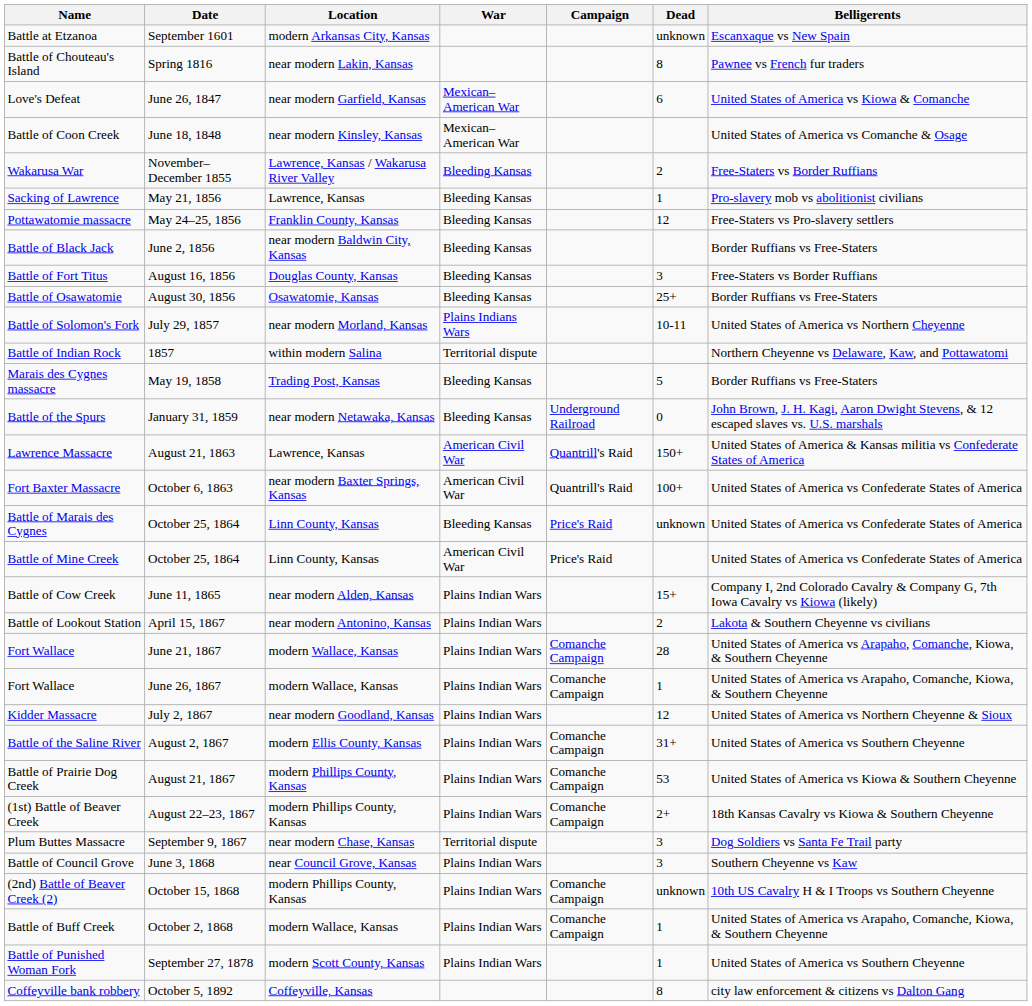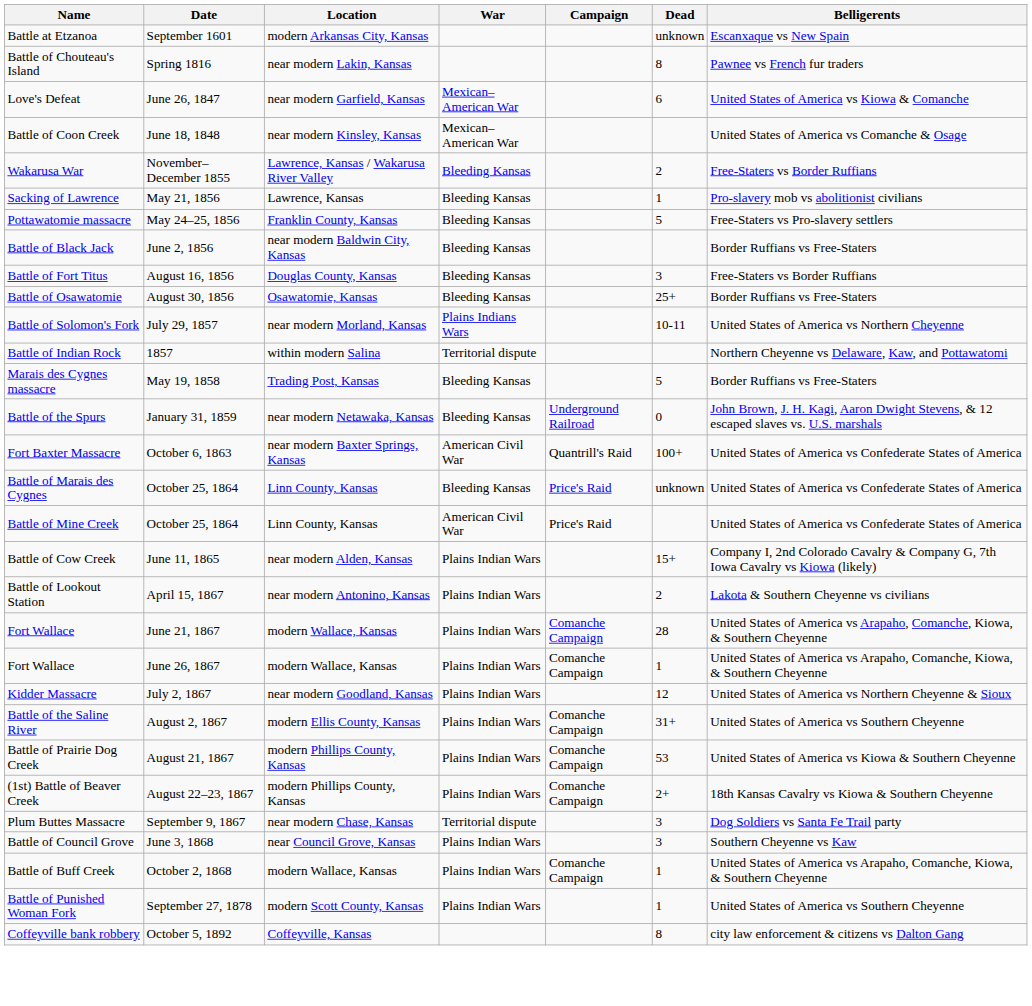(663, 219) 12 -> (659, 219) 5
- row: (60, 452)
- row: (66, 891)
